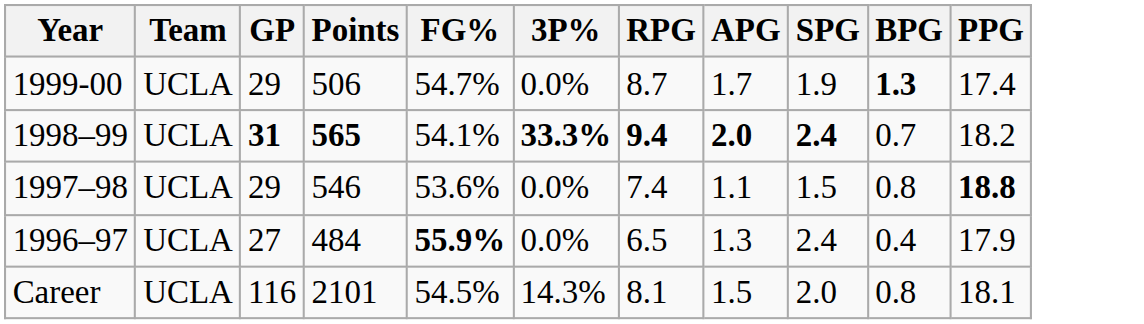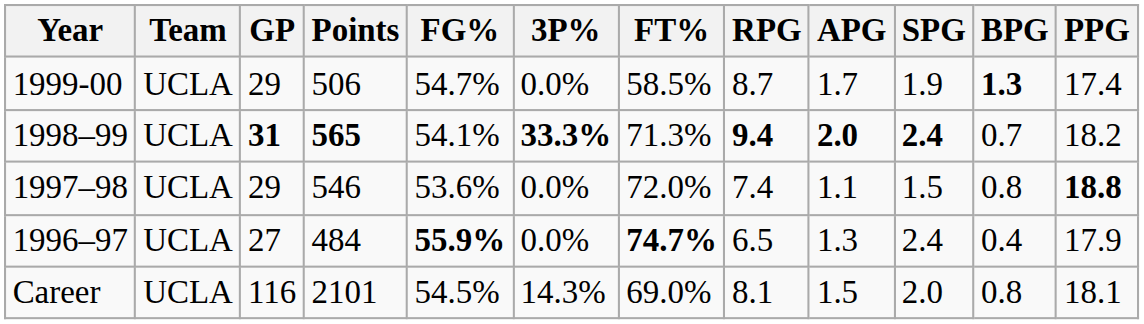+ column: (672, 30)
